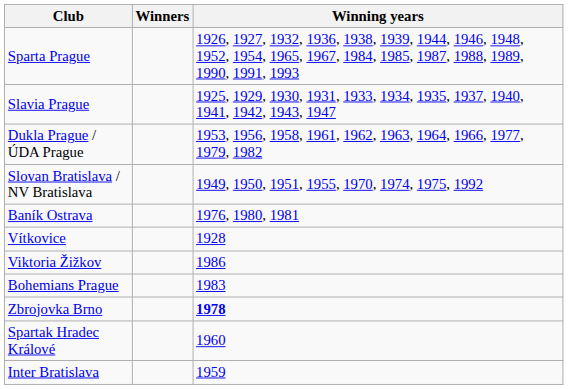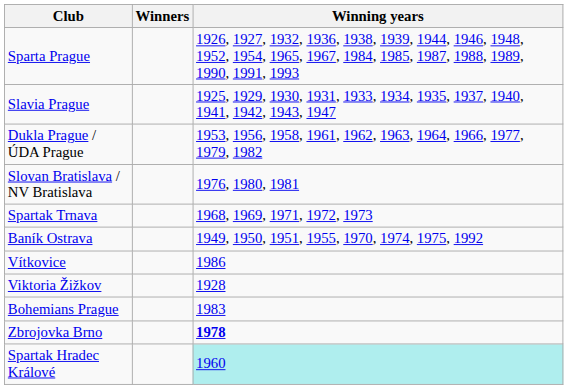(340, 184) 1949, 1950, 1951, 1955, 1970, 1974, 1975, 1992 -> (248, 184) 1976, 1980, 1981
+ row: (53, 215)
(248, 215) 1976, 1980, 1981 -> (340, 239) 1949, 1950, 1951, 1955, 1970, 1974, 1975, 1992
(211, 239) 1928 -> (211, 262) 1986
(211, 262) 1986 -> (211, 285) 1928
(211, 340) no background -> (211, 364) paleturquoise background
- row: (53, 372)
